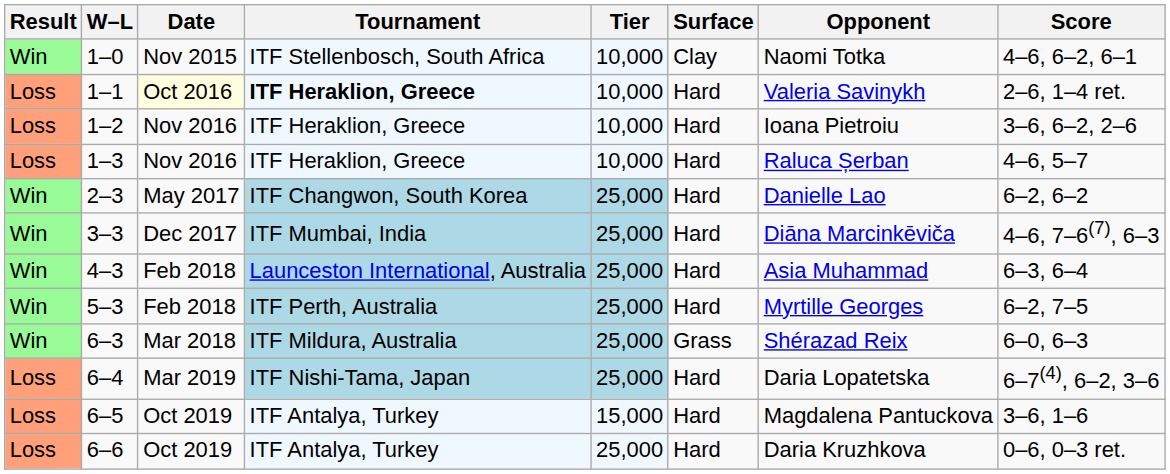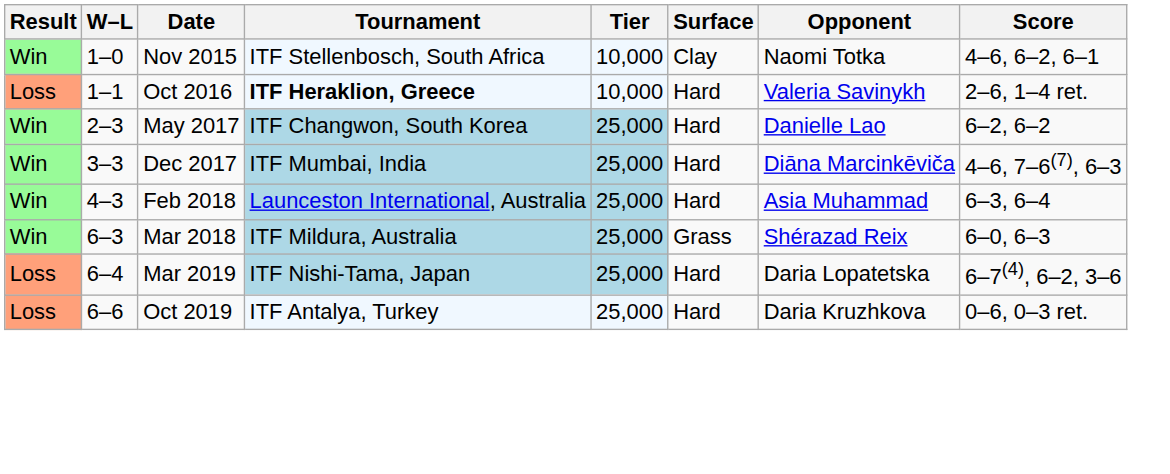(188, 91) lightyellow background -> (188, 91) no background
- row: (105, 126)
- row: (105, 160)
- row: (105, 305)
- row: (105, 416)
